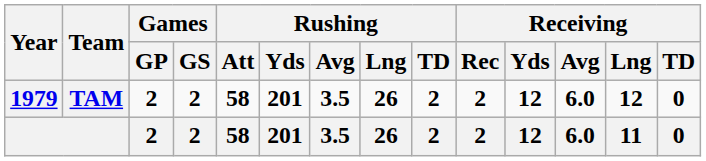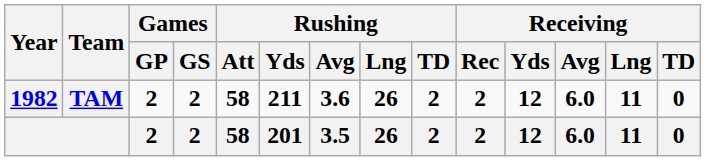(34, 98) 1979 -> (34, 98) 1982
(285, 98) 201 -> (285, 98) 211
(335, 98) 3.5 -> (335, 98) 3.6
(631, 98) 12 -> (631, 98) 11
